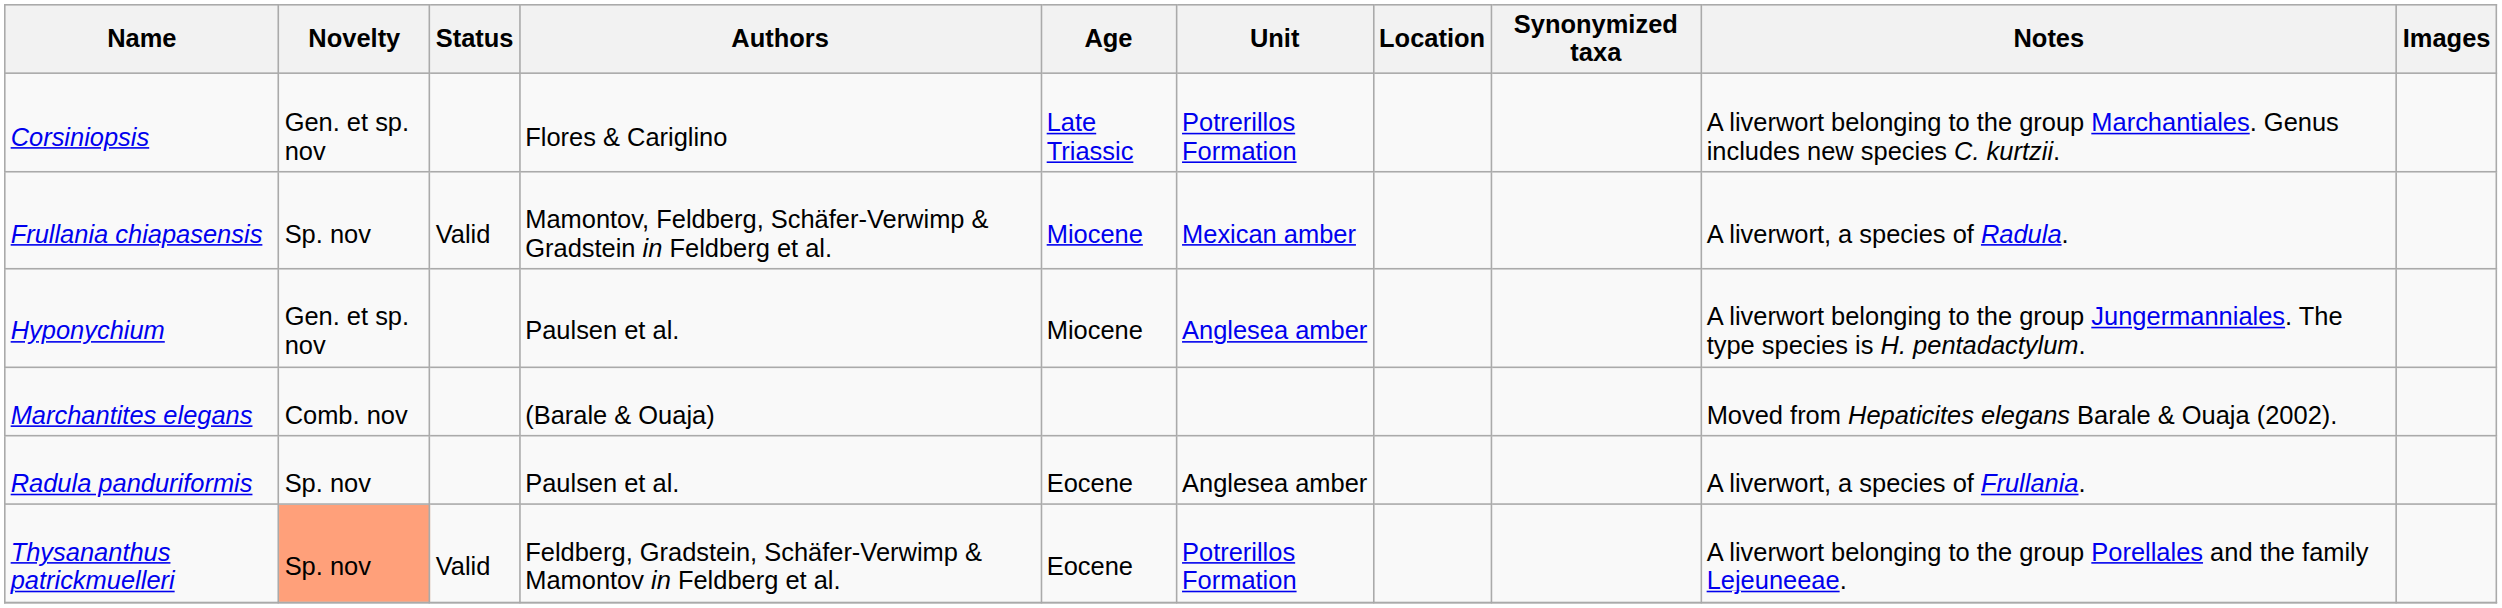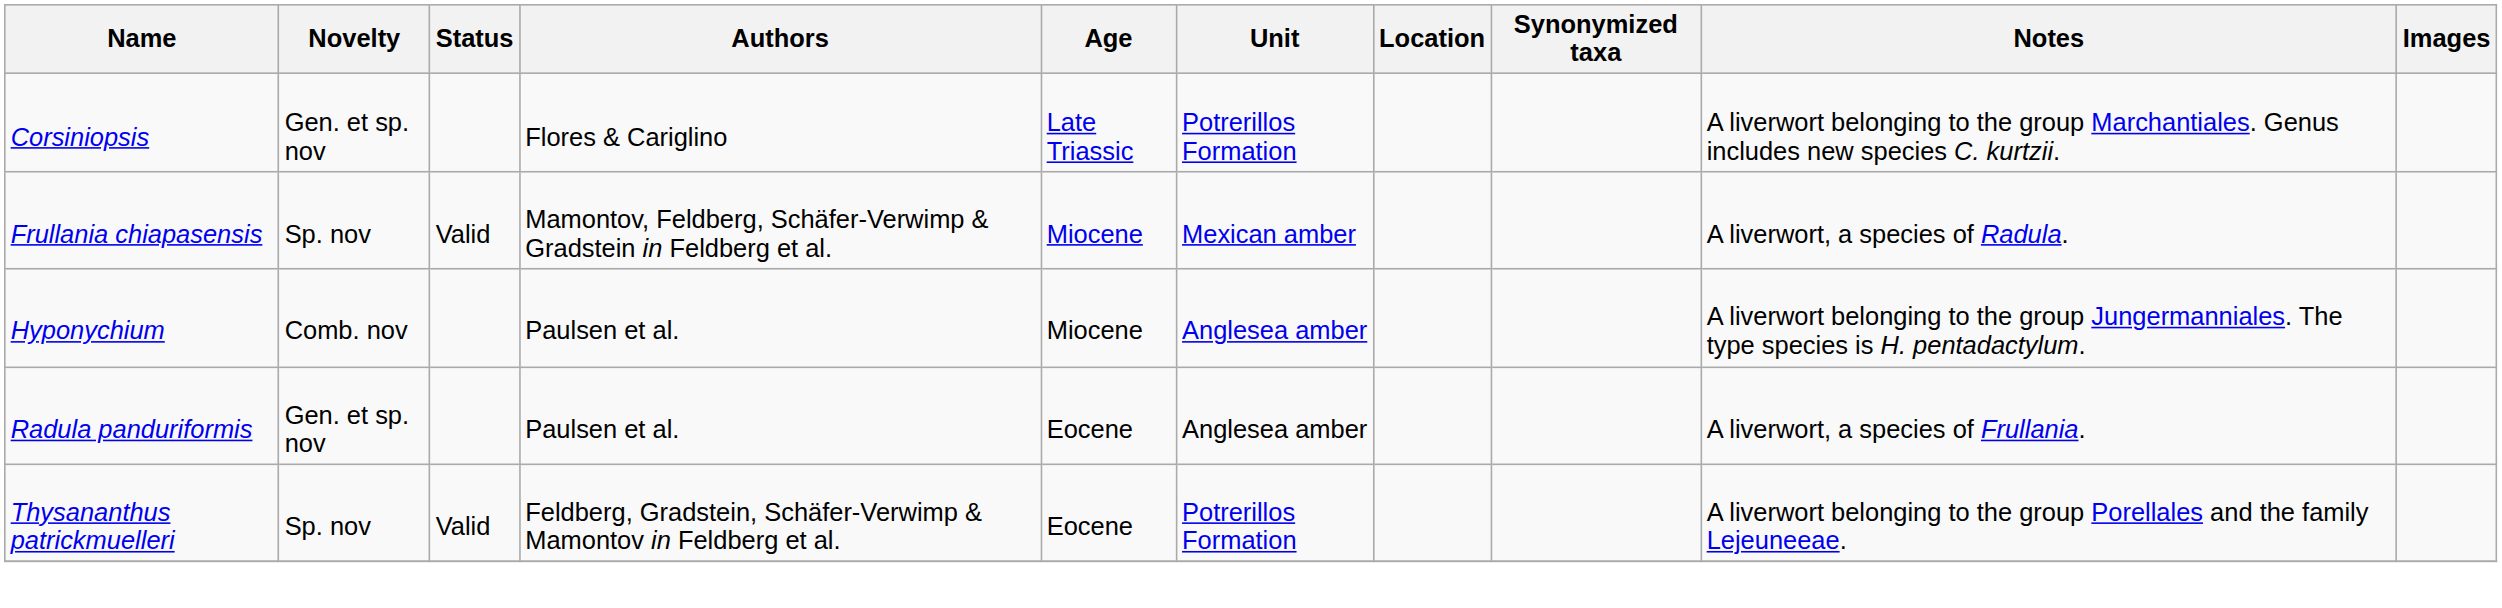(347, 331) Gen. et sp. nov -> (346, 331) Comb. nov
- row: (132, 415)
(328, 483) Sp. nov -> (347, 429) Gen. et sp. nov
(328, 567) lightsalmon background -> (328, 526) no background
